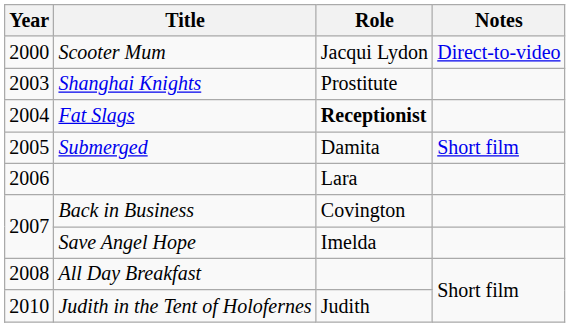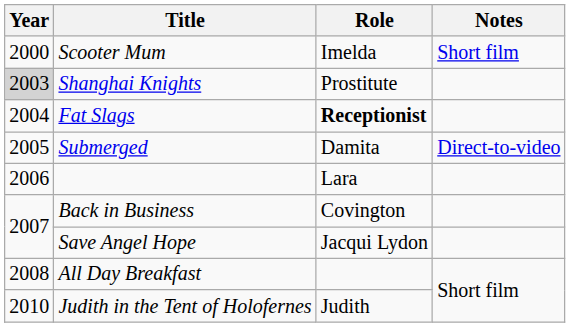(374, 52) Jacqui Lydon -> (349, 52) Imelda
(499, 52) Direct-to-video -> (478, 52) Short film
(29, 83) no background -> (29, 83) lightgrey background
(478, 147) Short film -> (499, 147) Direct-to-video
(349, 242) Imelda -> (374, 242) Jacqui Lydon
